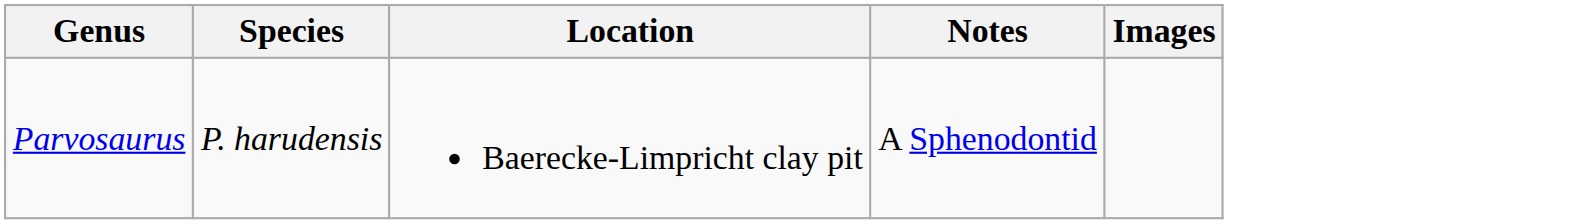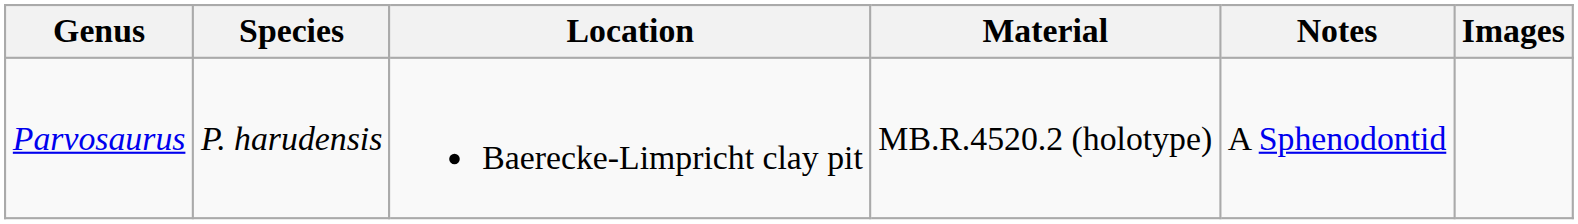+ column: (1045, 31)
